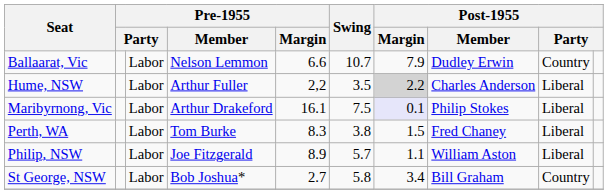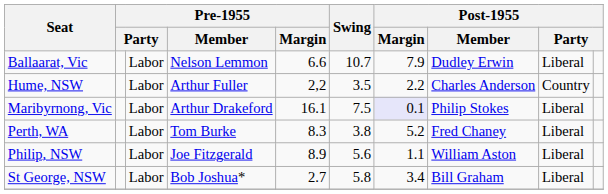(566, 62) Country -> (563, 62) Liberal
(416, 85) lightgrey background -> (416, 85) no background
(563, 85) Liberal -> (566, 85) Country
(416, 131) 1.5 -> (416, 131) 5.2
(362, 154) 5.7 -> (362, 154) 5.6
(566, 177) Country -> (563, 177) Liberal
